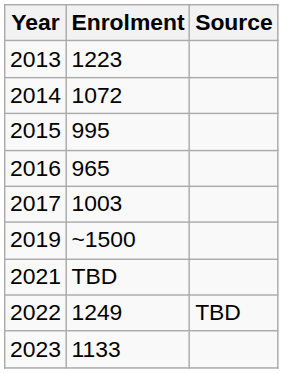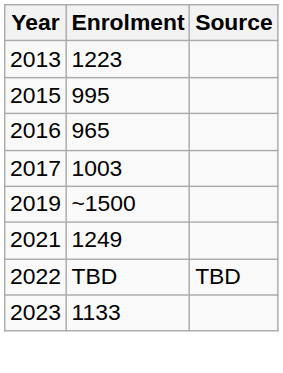- row: (35, 95)
(94, 276) TBD -> (97, 240) 1249
(97, 312) 1249 -> (94, 276) TBD
